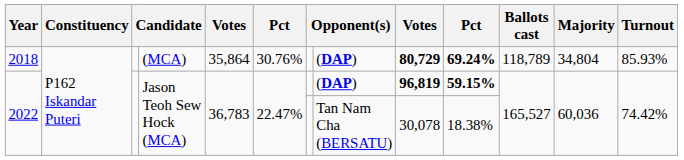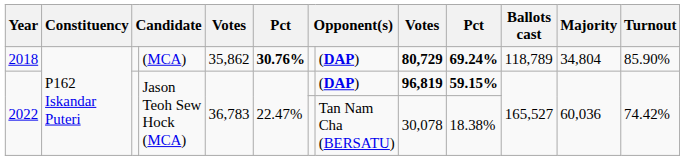(229, 58) 35,864 -> (229, 58) 35,862
(279, 58) normal -> (281, 58) bold
(645, 58) 85.93% -> (647, 58) 85.90%
